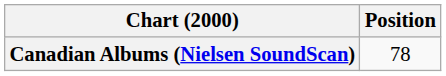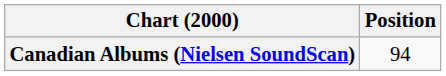(400, 53) 78 -> (400, 53) 94
